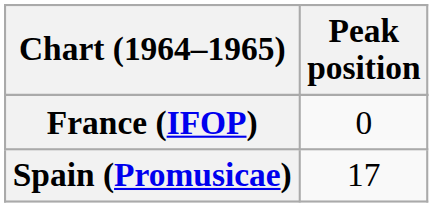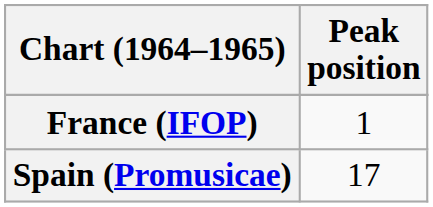(364, 121) 0 -> (364, 121) 1
